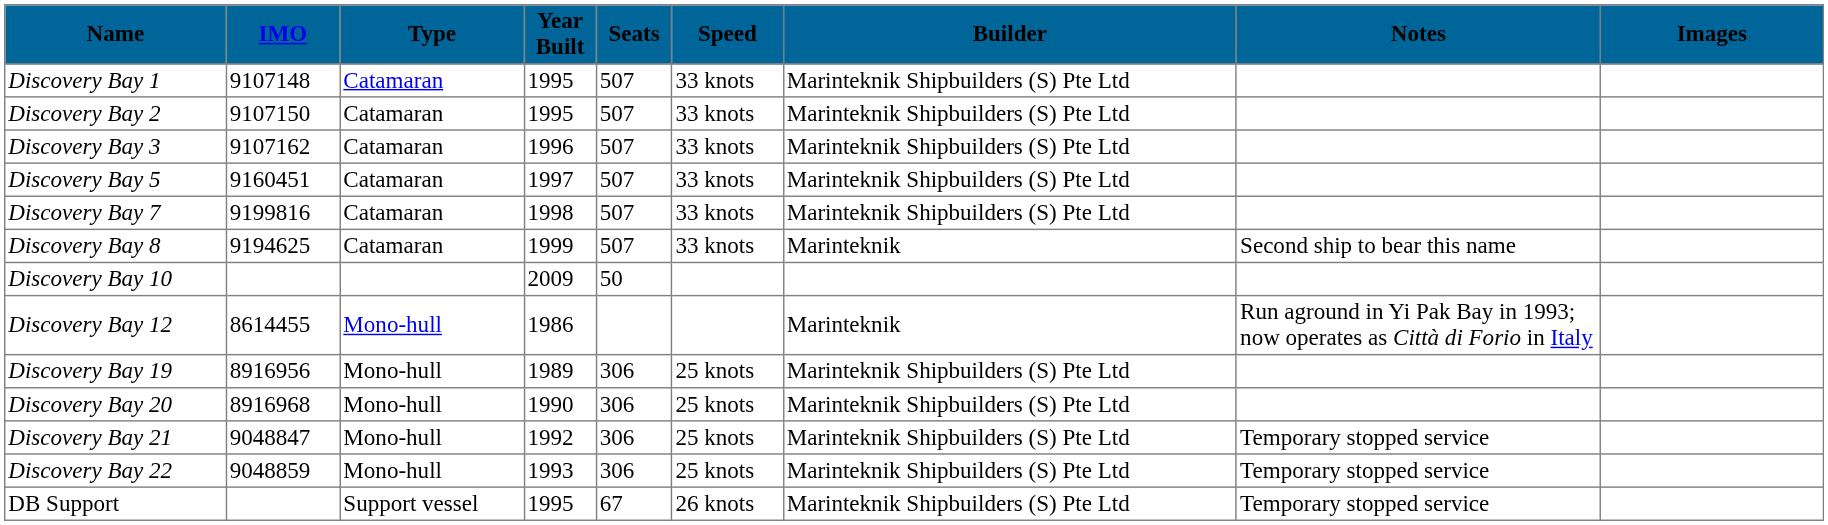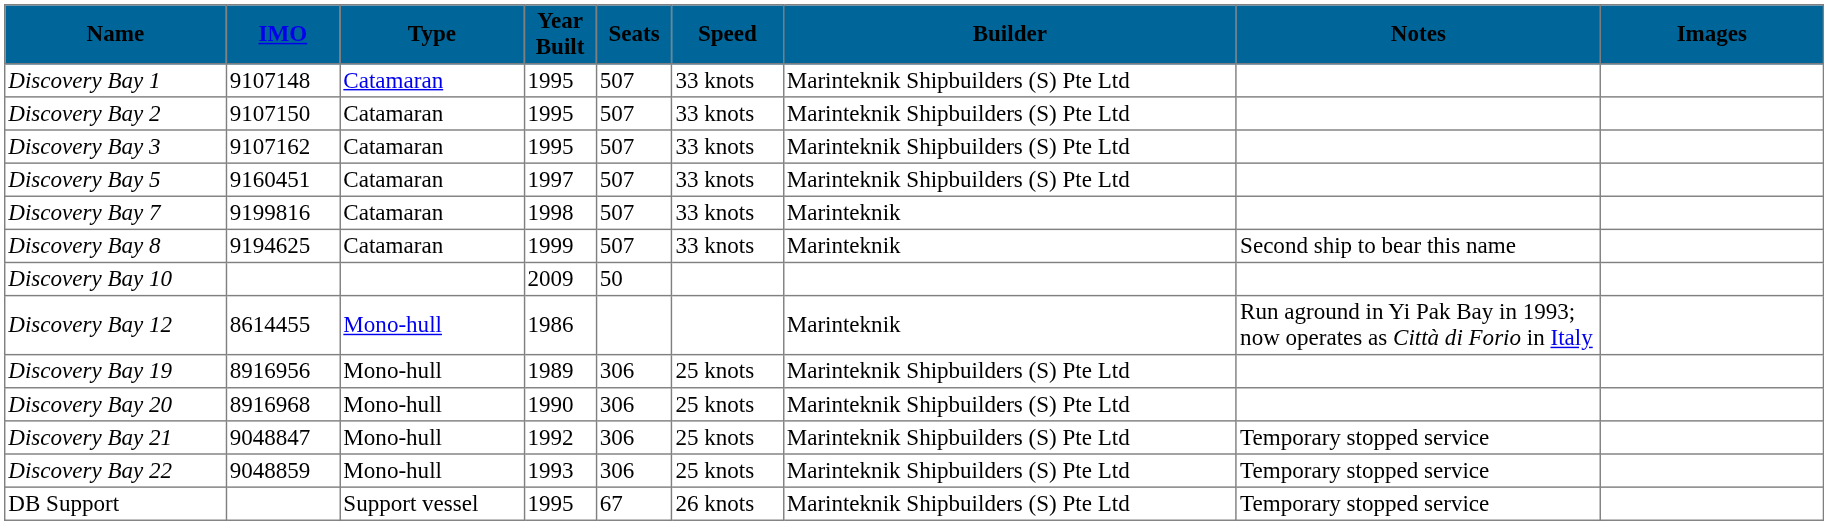(551, 146) 1996 -> (551, 146) 1995
(958, 212) Marinteknik Shipbuilders (S) Pte Ltd -> (844, 212) Marinteknik
